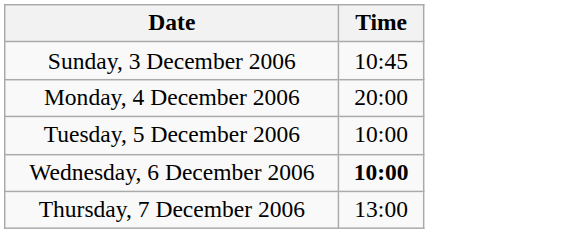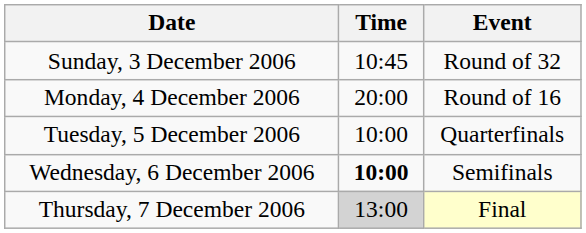+ column: (502, 23)
(381, 209) no background -> (381, 209) lightgrey background
